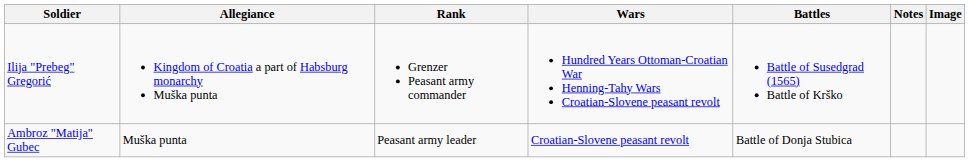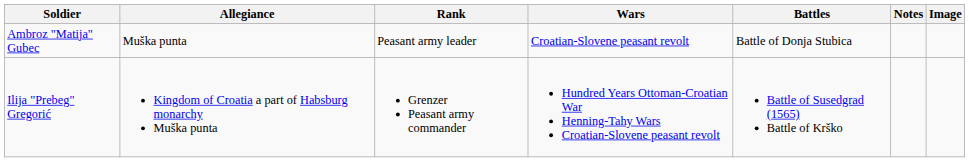rows swapped: (50, 140) <-> (41, 73)
